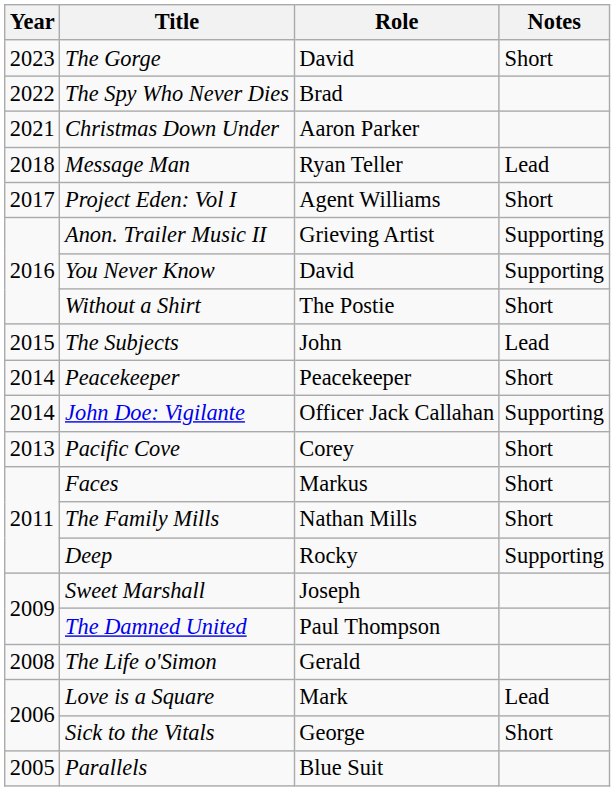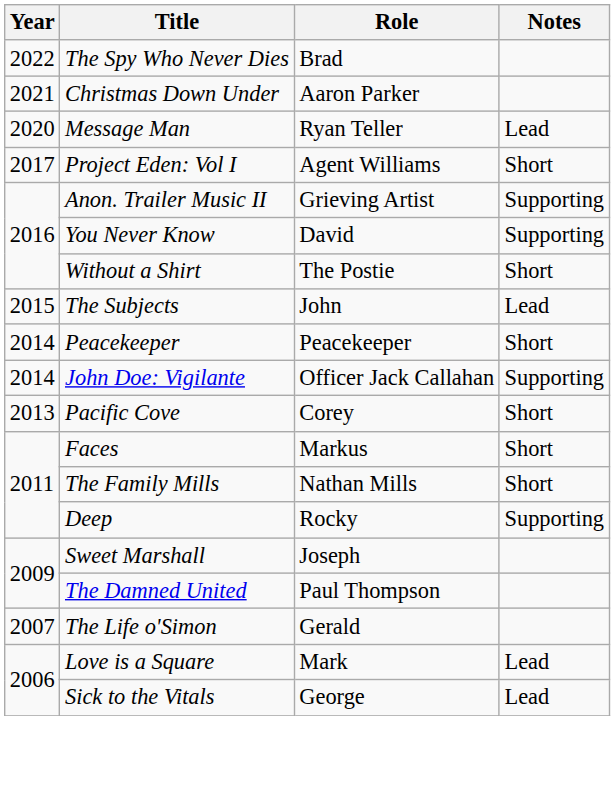- row: (113, 57)
(32, 164) 2018 -> (32, 128) 2020
(32, 661) 2008 -> (32, 626) 2007
(529, 732) Short -> (527, 697) Lead
- row: (106, 768)
